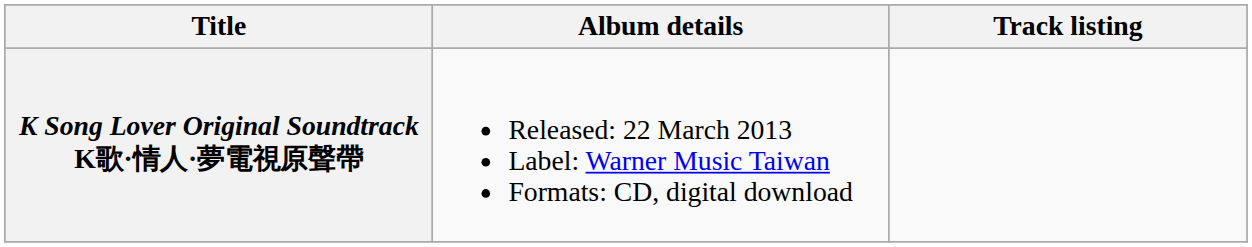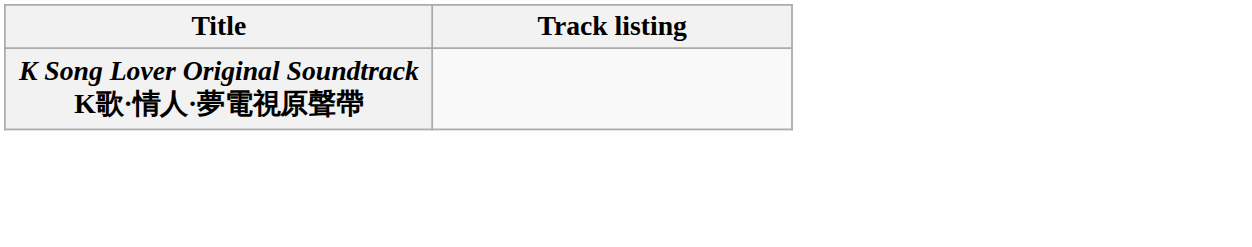- column: (661, 26)
